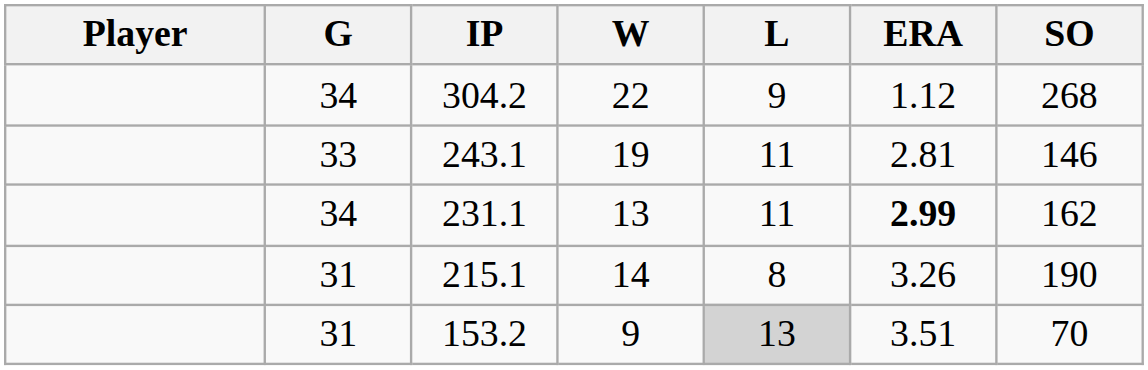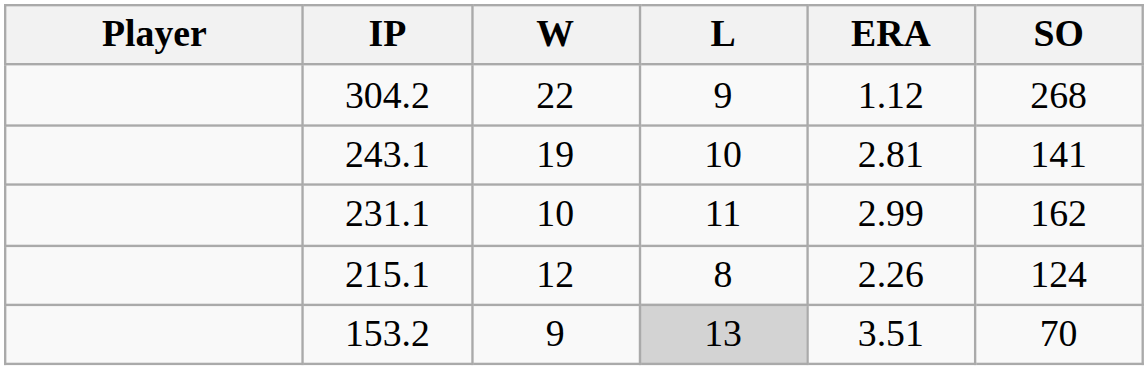- column: (338, 34)
(777, 154) 11 -> (723, 154) 10
(1069, 154) 146 -> (1059, 154) 141
(631, 214) 13 -> (555, 214) 10
(923, 214) bold -> (891, 214) normal
(631, 273) 14 -> (555, 273) 12
(923, 273) 3.26 -> (891, 273) 2.26
(1069, 273) 190 -> (1059, 273) 124
